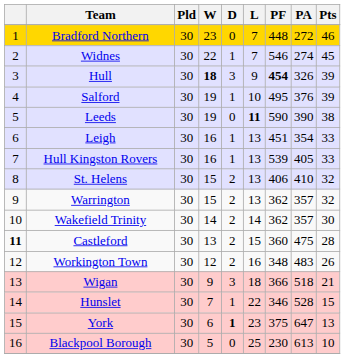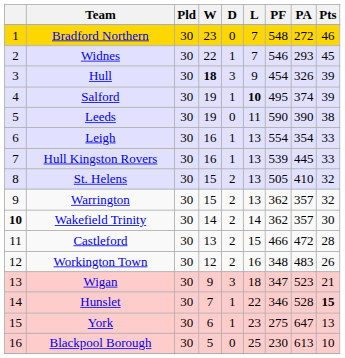(278, 35) 448 -> (278, 35) 548
(304, 55) 274 -> (304, 55) 293
(278, 76) bold -> (278, 76) normal
(254, 96) normal -> (254, 96) bold
(304, 96) 376 -> (304, 96) 374
(254, 117) bold -> (254, 117) normal
(278, 138) 451 -> (278, 138) 554
(304, 158) 405 -> (304, 158) 445
(278, 179) 406 -> (278, 179) 505
(15, 220) normal -> (15, 220) bold
(15, 240) bold -> (15, 240) normal
(278, 240) 360 -> (278, 240) 466
(304, 240) 475 -> (304, 240) 472
(278, 281) 366 -> (278, 281) 347
(304, 281) 518 -> (304, 281) 523
(328, 302) normal -> (328, 302) bold
(232, 323) bold -> (232, 323) normal
(278, 323) 375 -> (278, 323) 275
